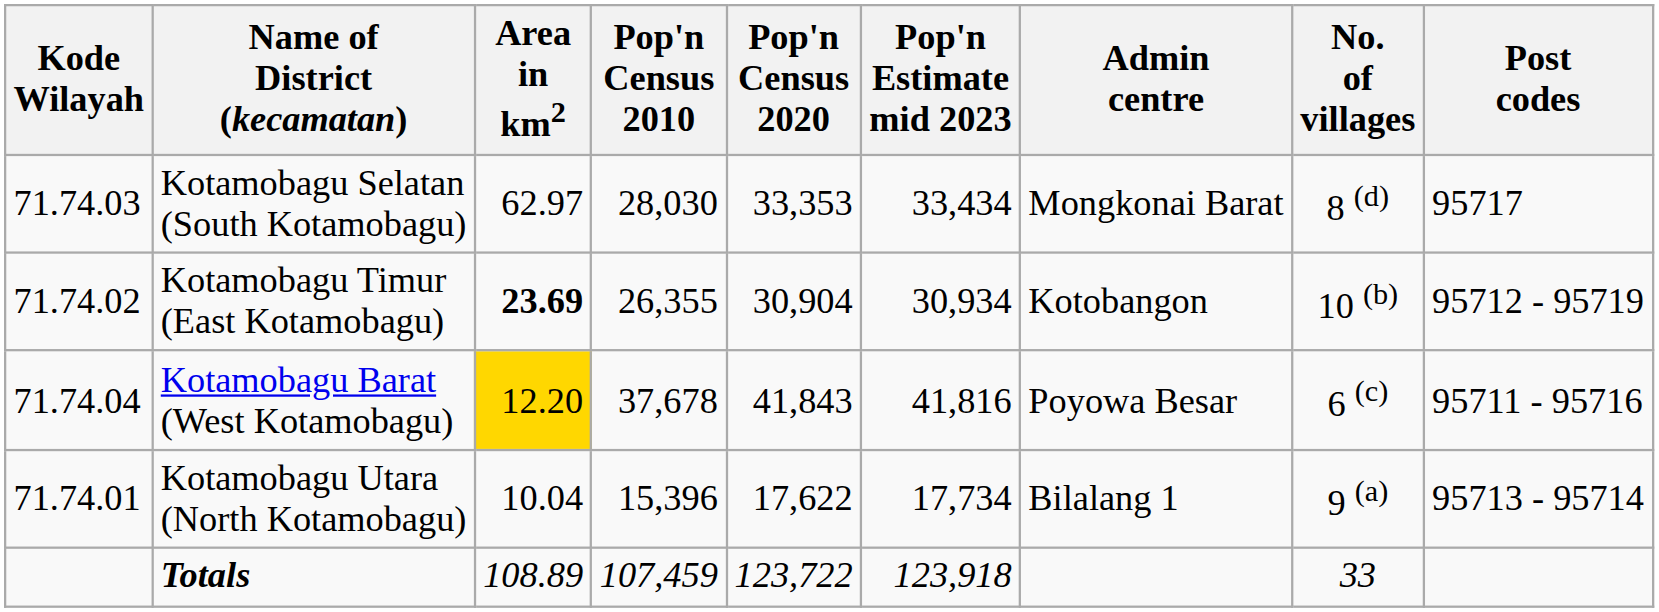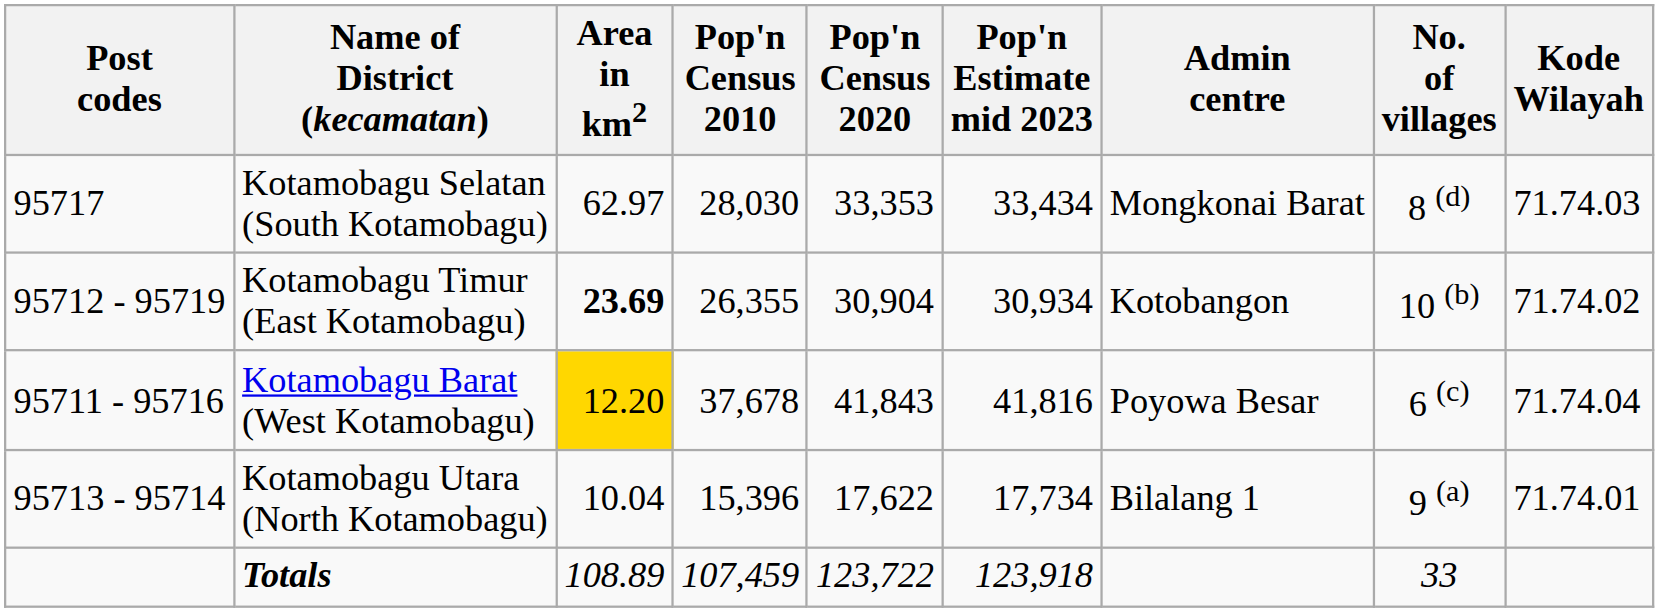columns swapped: (79, 79) <-> (1538, 79)
